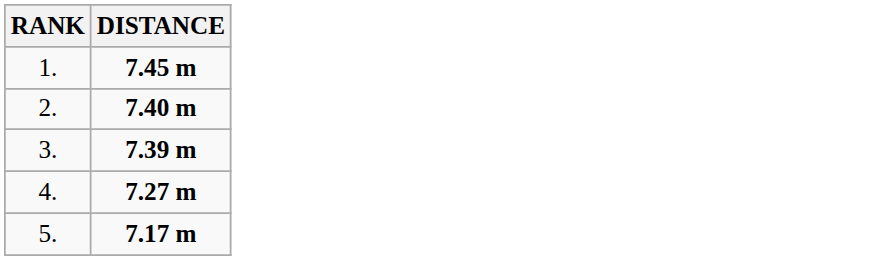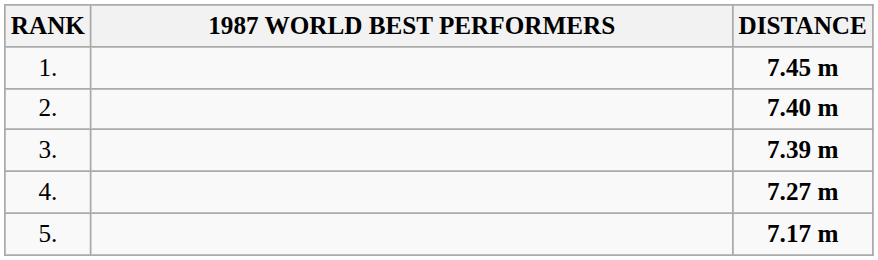+ column: (412, 25)
